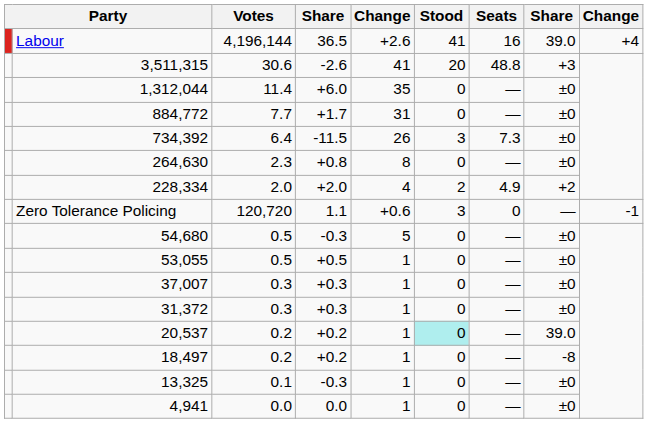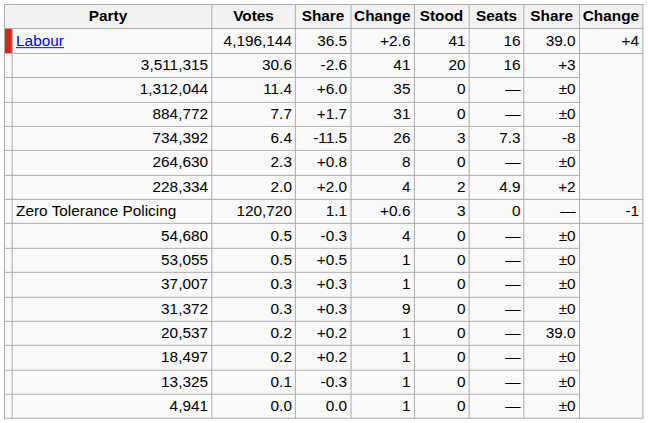(506, 65) 48.8 -> (512, 65) 16
(567, 138) ±0 -> (569, 138) -8
(406, 235) 5 -> (406, 235) 4
(406, 308) 1 -> (406, 308) 9
(461, 333) paleturquoise background -> (461, 333) no background
(569, 357) -8 -> (567, 357) ±0
